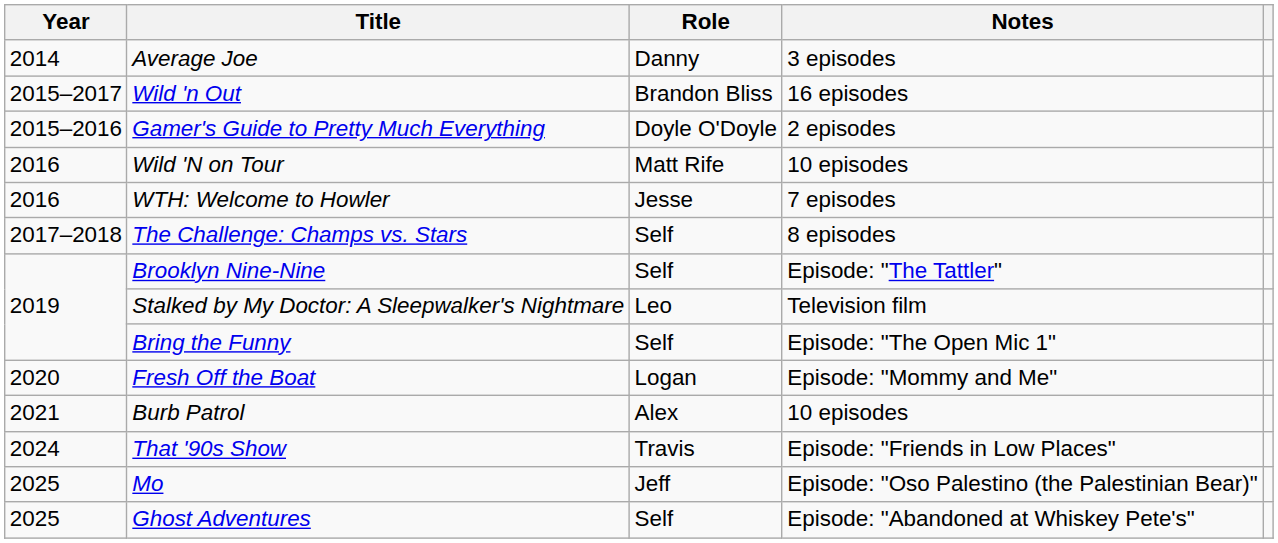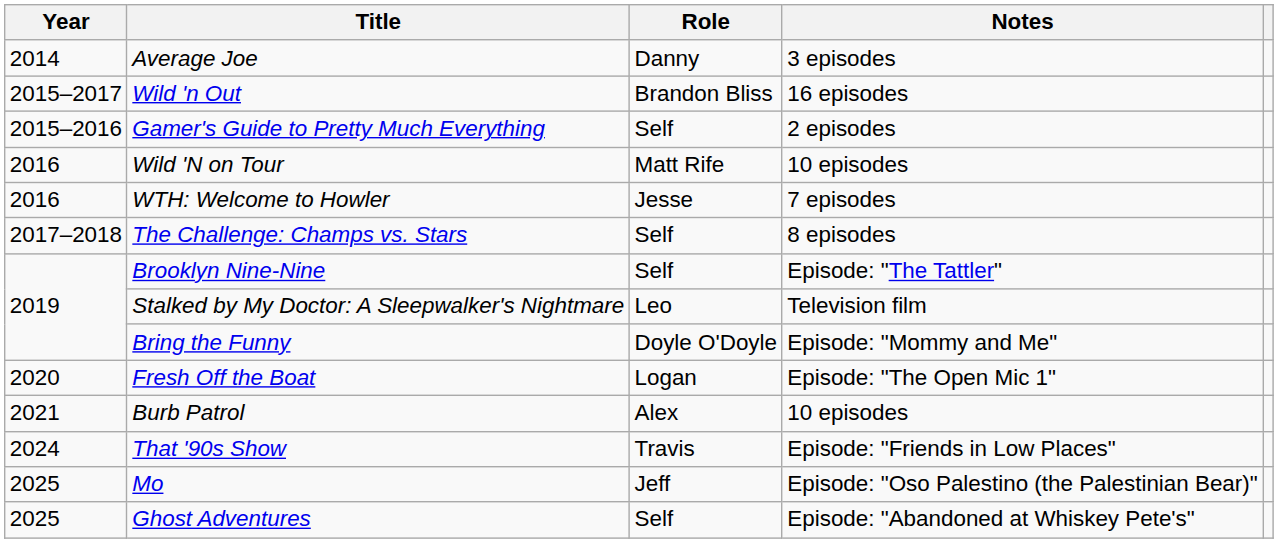(706, 128) Doyle O'Doyle -> (654, 128) Self
(654, 341) Self -> (706, 341) Doyle O'Doyle
(922, 341) Episode: "The Open Mic 1" -> (922, 341) Episode: "Mommy and Me"
(922, 377) Episode: "Mommy and Me" -> (922, 377) Episode: "The Open Mic 1"
